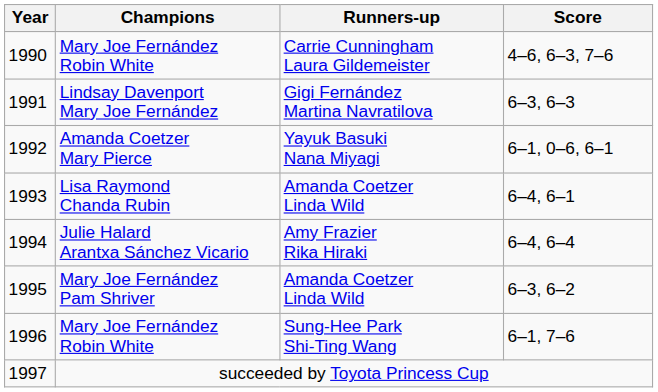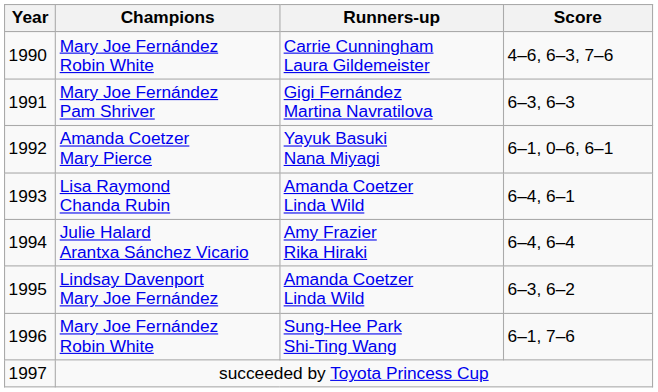(139, 102) Lindsay Davenport Mary Joe Fernández -> (139, 102) Mary Joe Fernández Pam Shriver
(139, 289) Mary Joe Fernández Pam Shriver -> (139, 289) Lindsay Davenport Mary Joe Fernández
